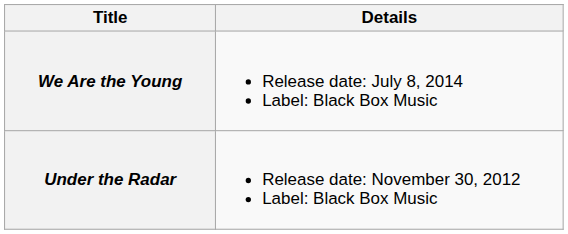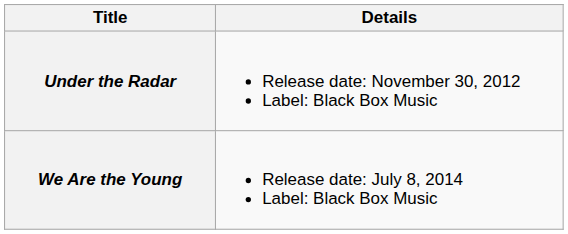rows swapped: (110, 179) <-> (110, 80)
